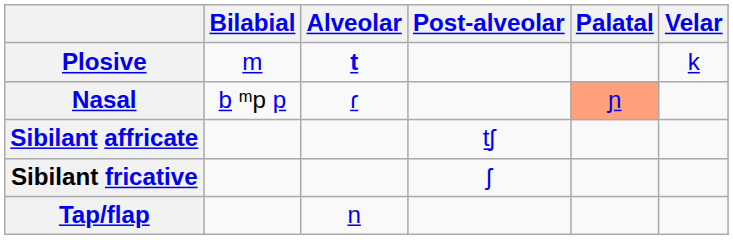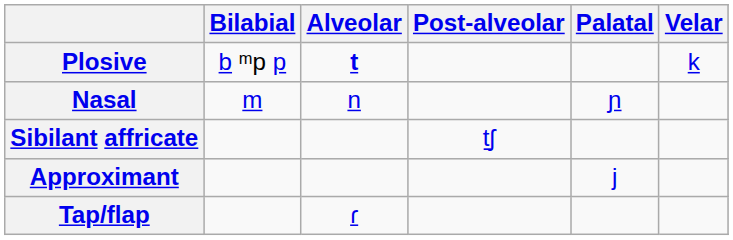(252, 61) m -> (252, 61) b ᵐp p
(252, 100) b ᵐp p -> (252, 100) m
(354, 100) ɾ -> (354, 100) n
(615, 100) lightsalmon background -> (615, 100) no background
- row: (104, 176)
+ row: (104, 176)
(354, 215) n -> (354, 215) ɾ
